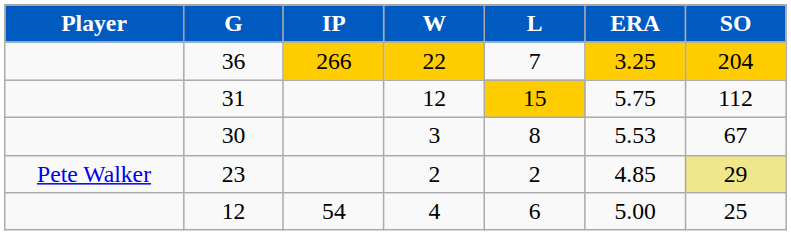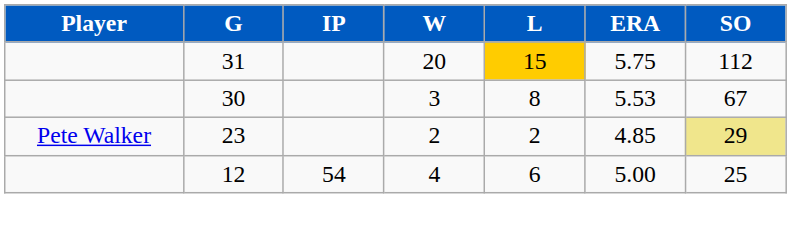- row: (233, 60)
(434, 98) 12 -> (434, 60) 20
